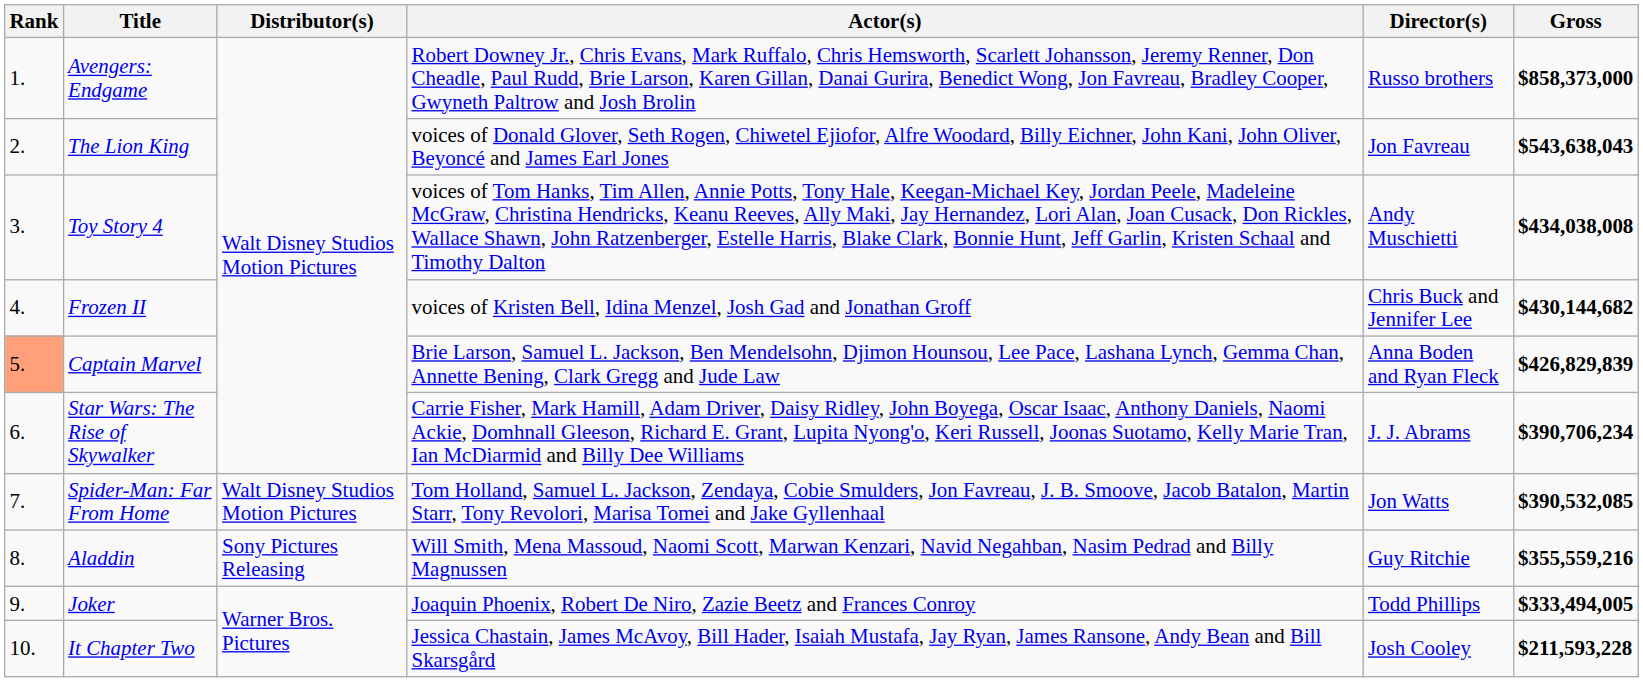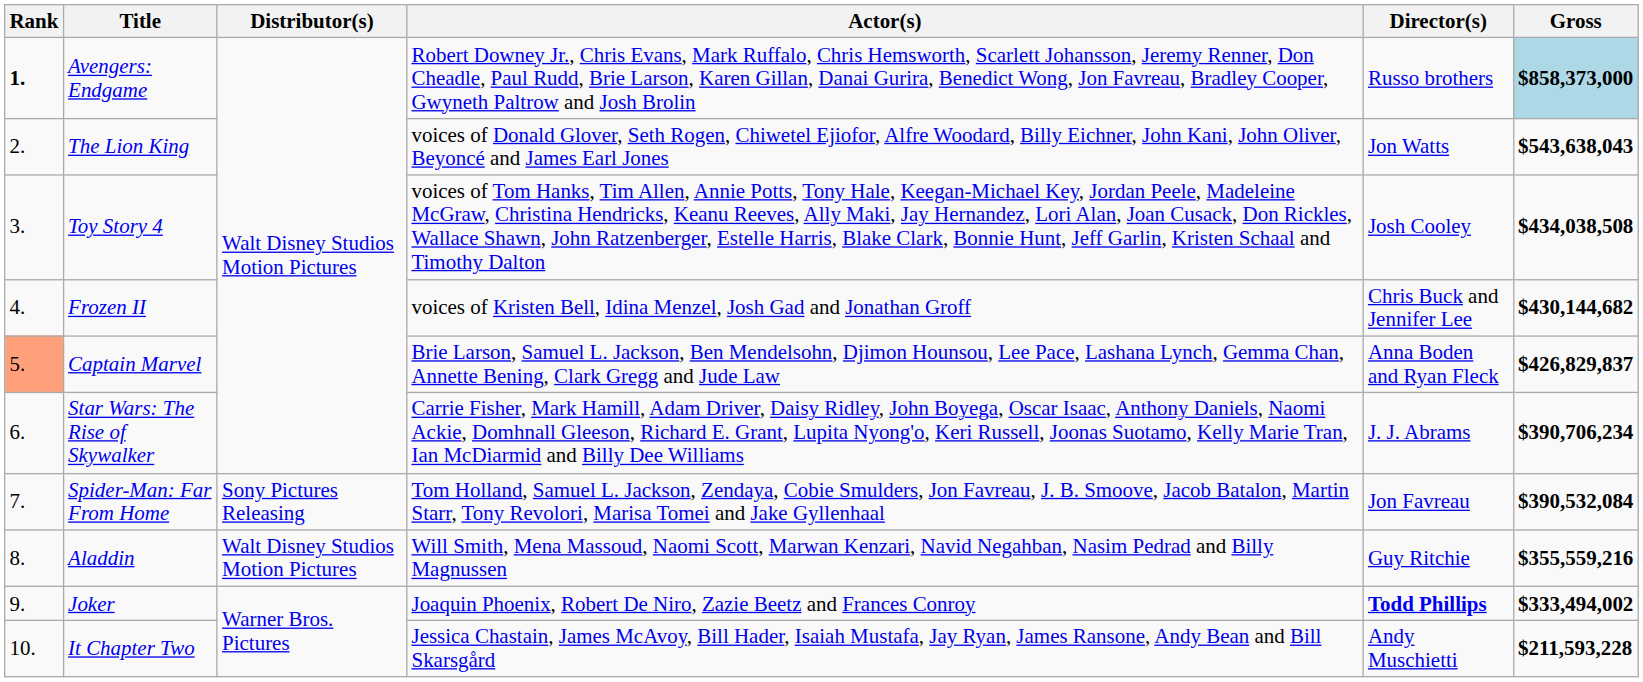(17, 77) normal -> (17, 77) bold
(1576, 77) no background -> (1576, 77) lightblue background
(1419, 146) Jon Favreau -> (1409, 146) Jon Watts
(1413, 226) Andy Muschietti -> (1419, 226) Josh Cooley
(1576, 226) $434,038,008 -> (1576, 226) $434,038,508
(1576, 364) $426,829,839 -> (1576, 364) $426,829,837
(308, 501) Walt Disney Studios Motion Pictures -> (280, 501) Sony Pictures Releasing
(1409, 501) Jon Watts -> (1419, 501) Jon Favreau
(1576, 501) $390,532,085 -> (1576, 501) $390,532,084
(280, 558) Sony Pictures Releasing -> (308, 558) Walt Disney Studios Motion Pictures
(1424, 603) normal -> (1427, 603) bold
(1576, 603) $333,494,005 -> (1576, 603) $333,494,002
(1419, 648) Josh Cooley -> (1413, 648) Andy Muschietti
